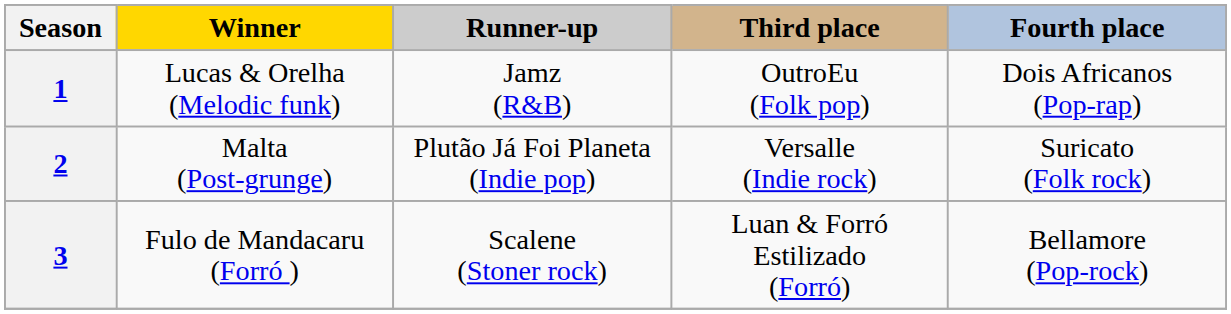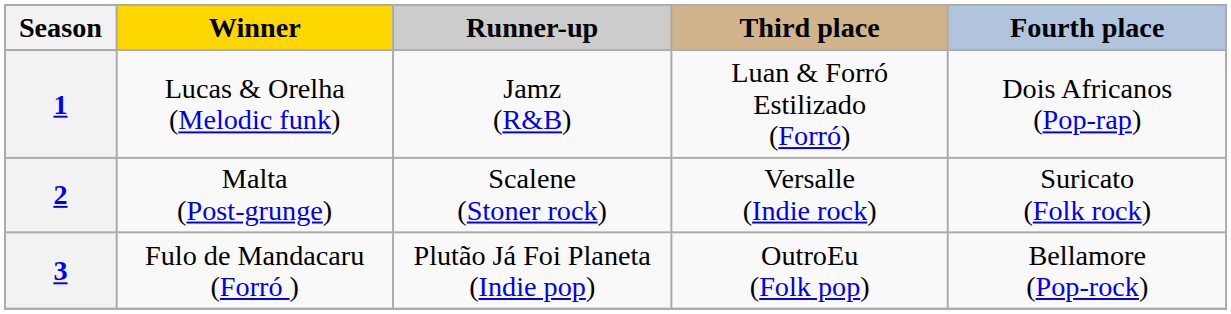(810, 88) OutroEu (Folk pop) -> (810, 104) Luan & Forró Estilizado (Forró)
(532, 164) Plutão Já Foi Planeta (Indie pop) -> (532, 195) Scalene (Stoner rock)
(532, 256) Scalene (Stoner rock) -> (532, 271) Plutão Já Foi Planeta (Indie pop)
(810, 256) Luan & Forró Estilizado (Forró) -> (810, 271) OutroEu (Folk pop)
